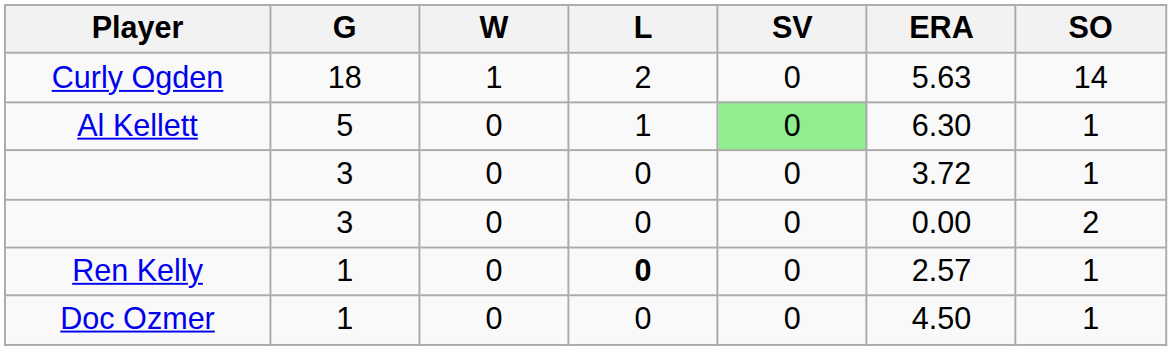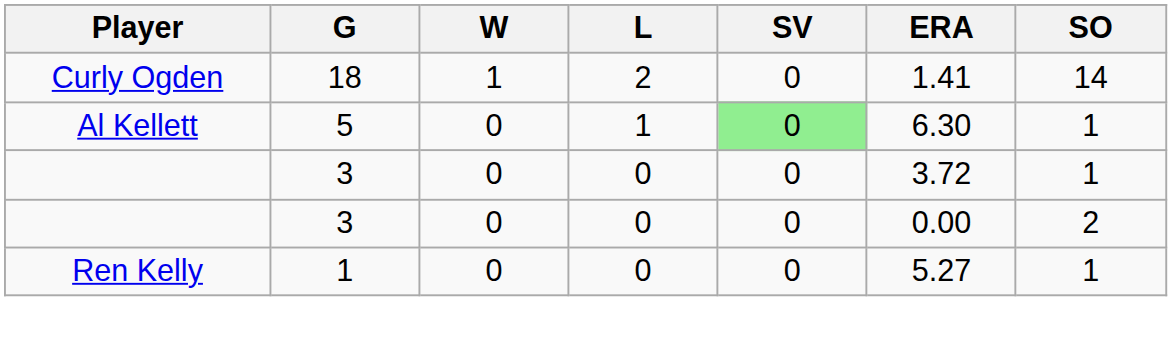(941, 77) 5.63 -> (941, 77) 1.41
(643, 271) bold -> (643, 271) normal
(941, 271) 2.57 -> (941, 271) 5.27
- row: (138, 319)
